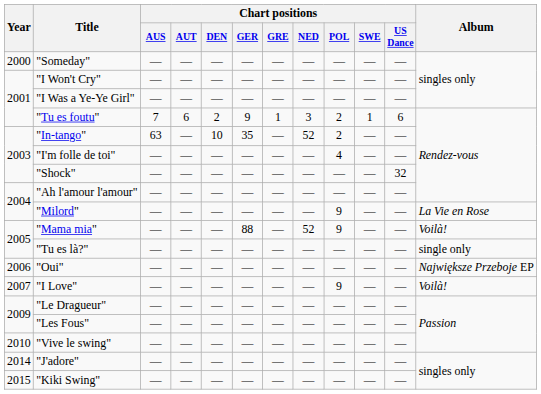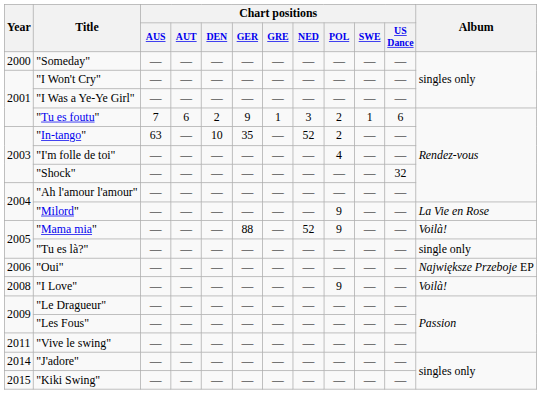(19, 286) 2007 -> (19, 286) 2008
(19, 342) 2010 -> (19, 342) 2011
